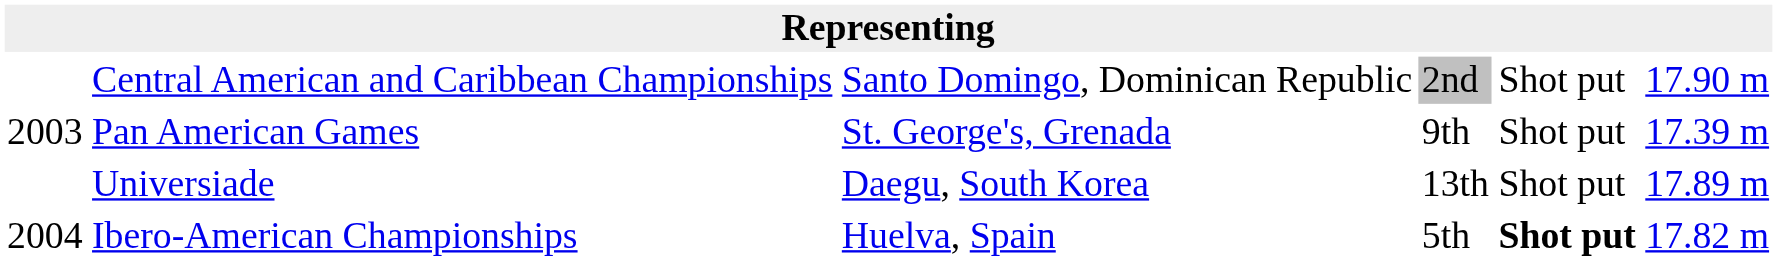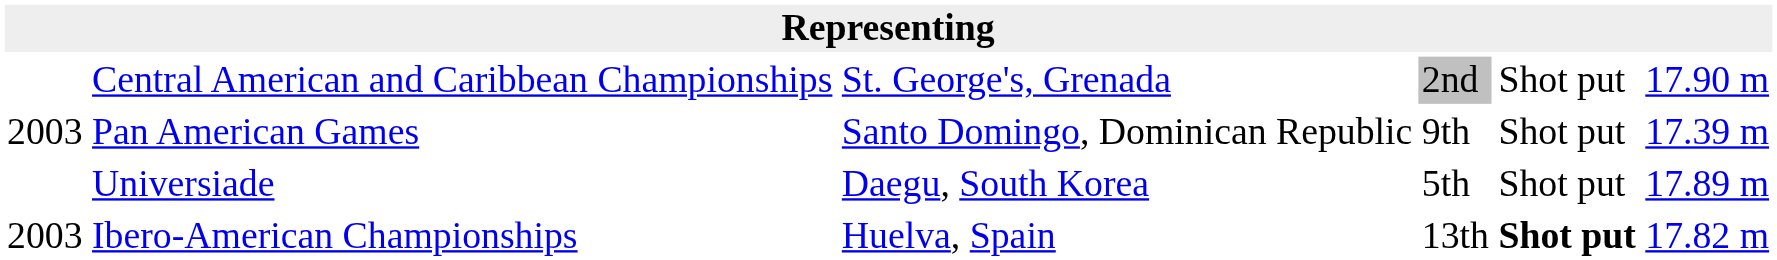(1127, 79) Santo Domingo, Dominican Republic -> (1006, 79) St. George's, Grenada
(1006, 131) St. George's, Grenada -> (1127, 131) Santo Domingo, Dominican Republic
(1455, 183) 13th -> (1446, 183) 5th
(45, 235) 2004 -> (45, 235) 2003
(1446, 235) 5th -> (1455, 235) 13th
